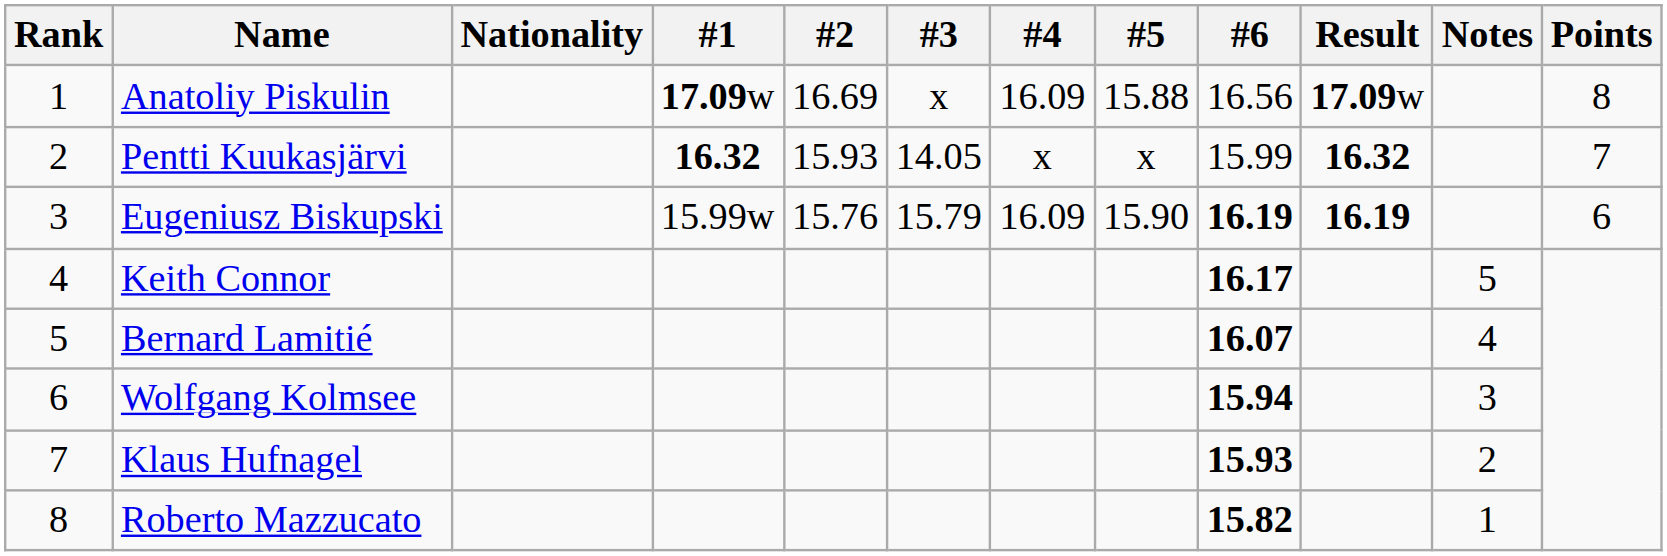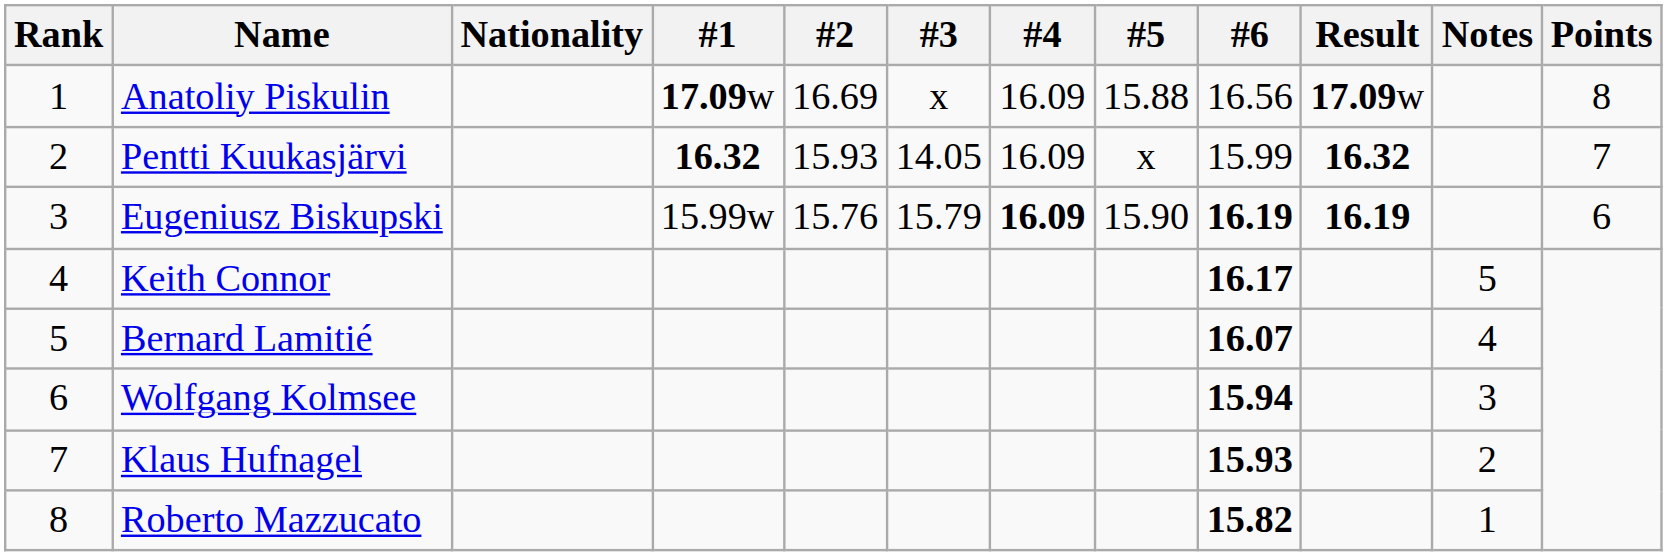(1042, 156) x -> (1042, 156) 16.09
(1042, 216) normal -> (1042, 216) bold
